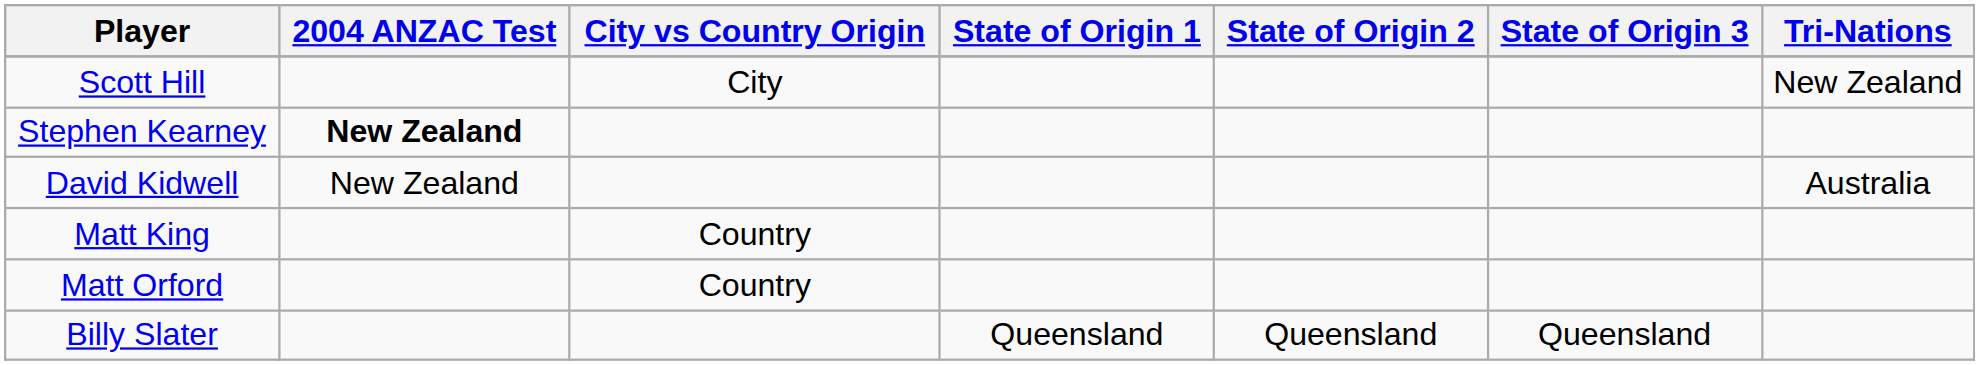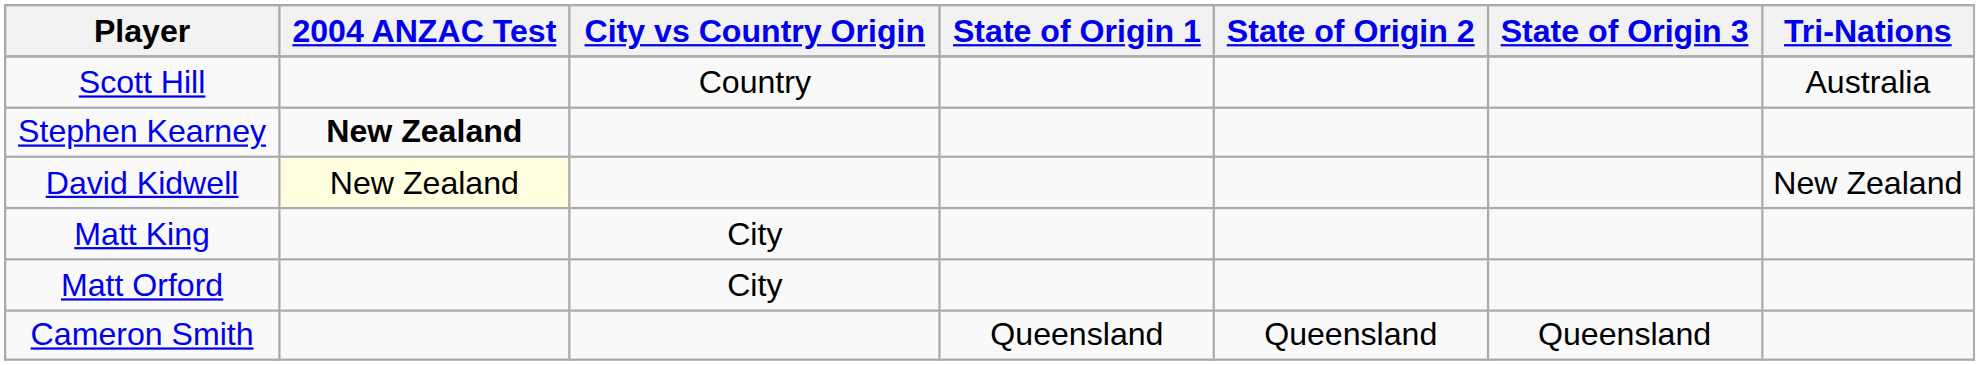(755, 82) City -> (755, 82) Country
(1868, 82) New Zealand -> (1868, 82) Australia
(424, 183) no background -> (424, 183) lightyellow background
(1868, 183) Australia -> (1868, 183) New Zealand
(755, 234) Country -> (755, 234) City
(755, 285) Country -> (755, 285) City
- row: (142, 335)
+ row: (142, 335)
